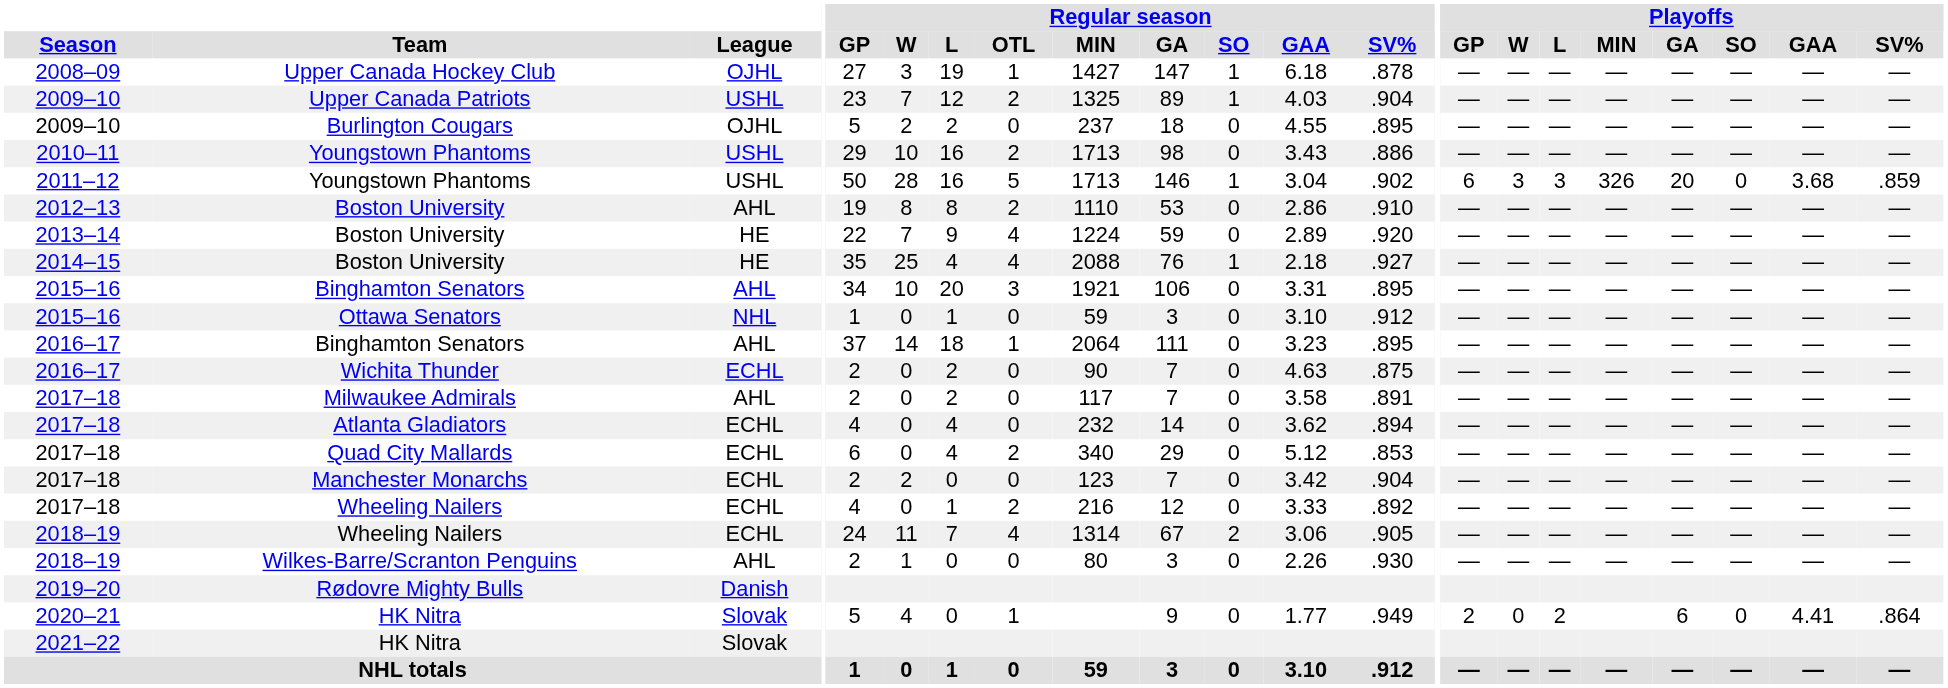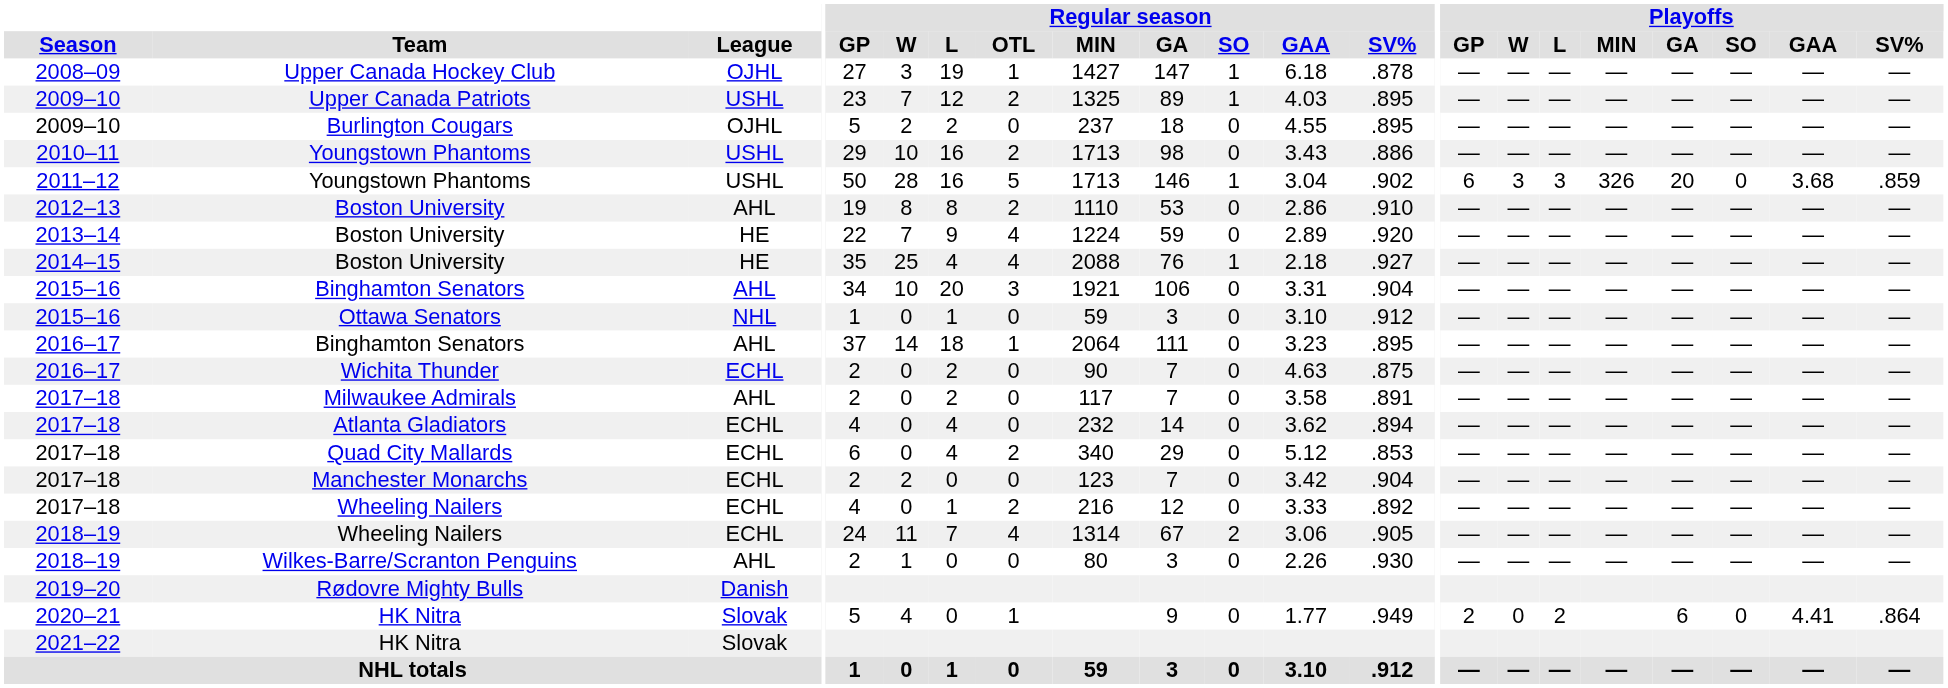(1392, 99) .904 -> (1392, 99) .895
(1392, 289) .895 -> (1392, 289) .904
